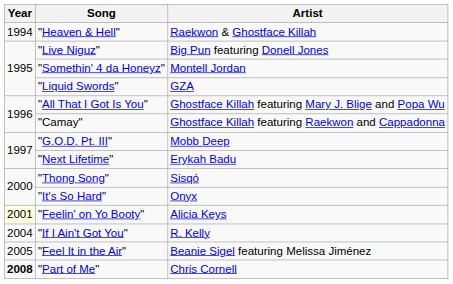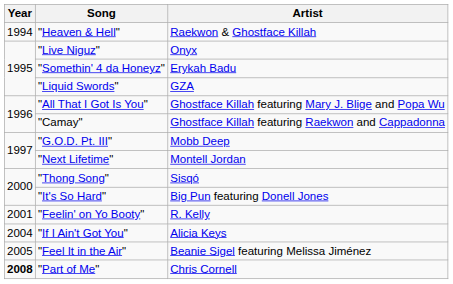(249, 50) Big Pun featuring Donell Jones -> (184, 50) Onyx
(208, 68) Montell Jordan -> (203, 68) Erykah Badu
(203, 159) Erykah Badu -> (208, 159) Montell Jordan
(184, 196) Onyx -> (249, 196) Big Pun featuring Donell Jones
(20, 214) lightyellow background -> (20, 214) no background
(198, 214) Alicia Keys -> (190, 214) R. Kelly
(190, 232) R. Kelly -> (198, 232) Alicia Keys
